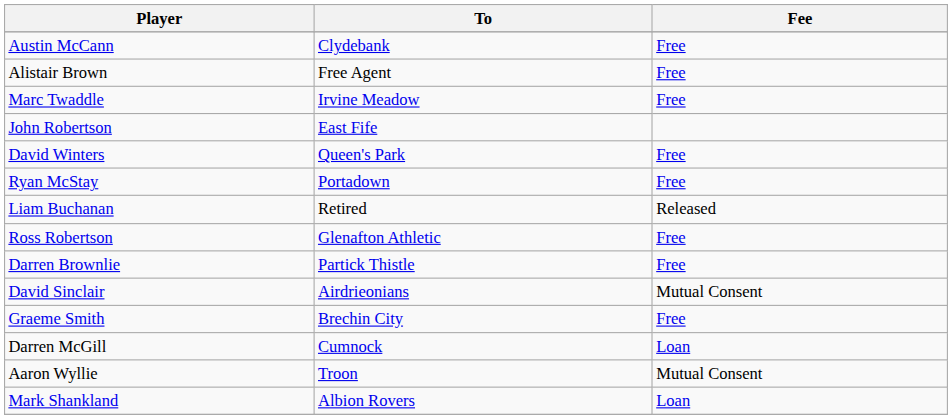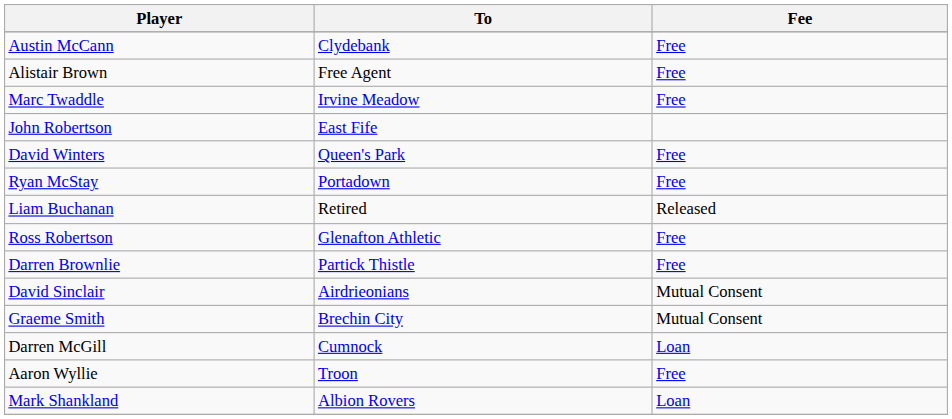(671, 318) Free -> (709, 318) Mutual Consent
(709, 373) Mutual Consent -> (671, 373) Free
